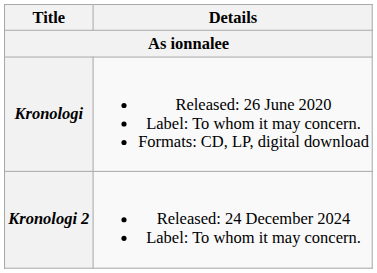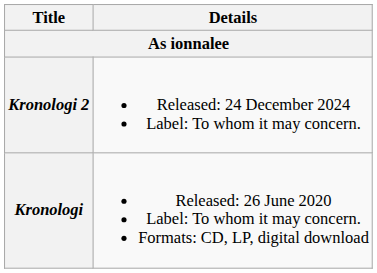rows swapped: (49, 114) <-> (49, 219)
